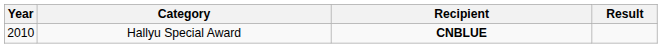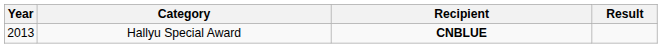(21, 33) 2010 -> (21, 33) 2013
